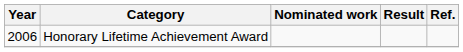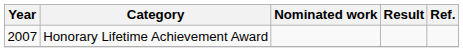(22, 36) 2006 -> (22, 36) 2007
